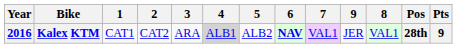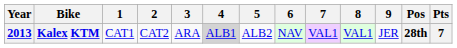columns swapped: (384, 14) <-> (353, 14)
(19, 33) 2016 -> (19, 33) 2013
(290, 33) bold -> (290, 33) normal
(441, 33) 9 -> (441, 33) 7
